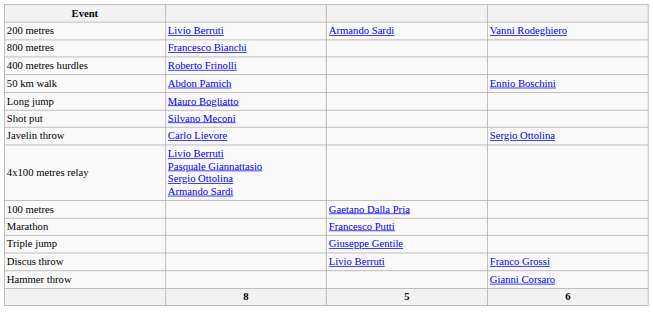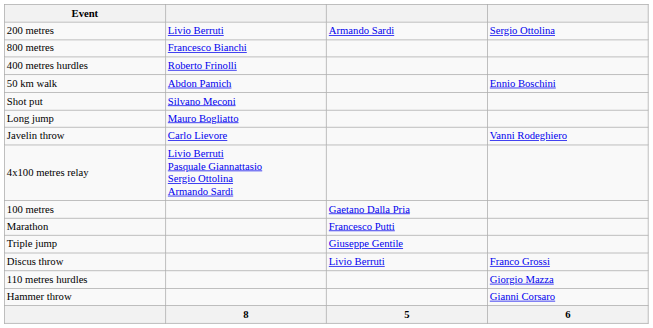(528, 31) Vanni Rodeghiero -> (522, 31) Sergio Ottolina
rows swapped: (30, 101) <-> (25, 119)
(522, 136) Sergio Ottolina -> (528, 136) Vanni Rodeghiero
+ row: (47, 279)
